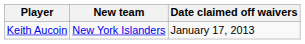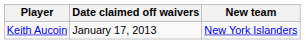columns swapped: (119, 13) <-> (234, 13)
